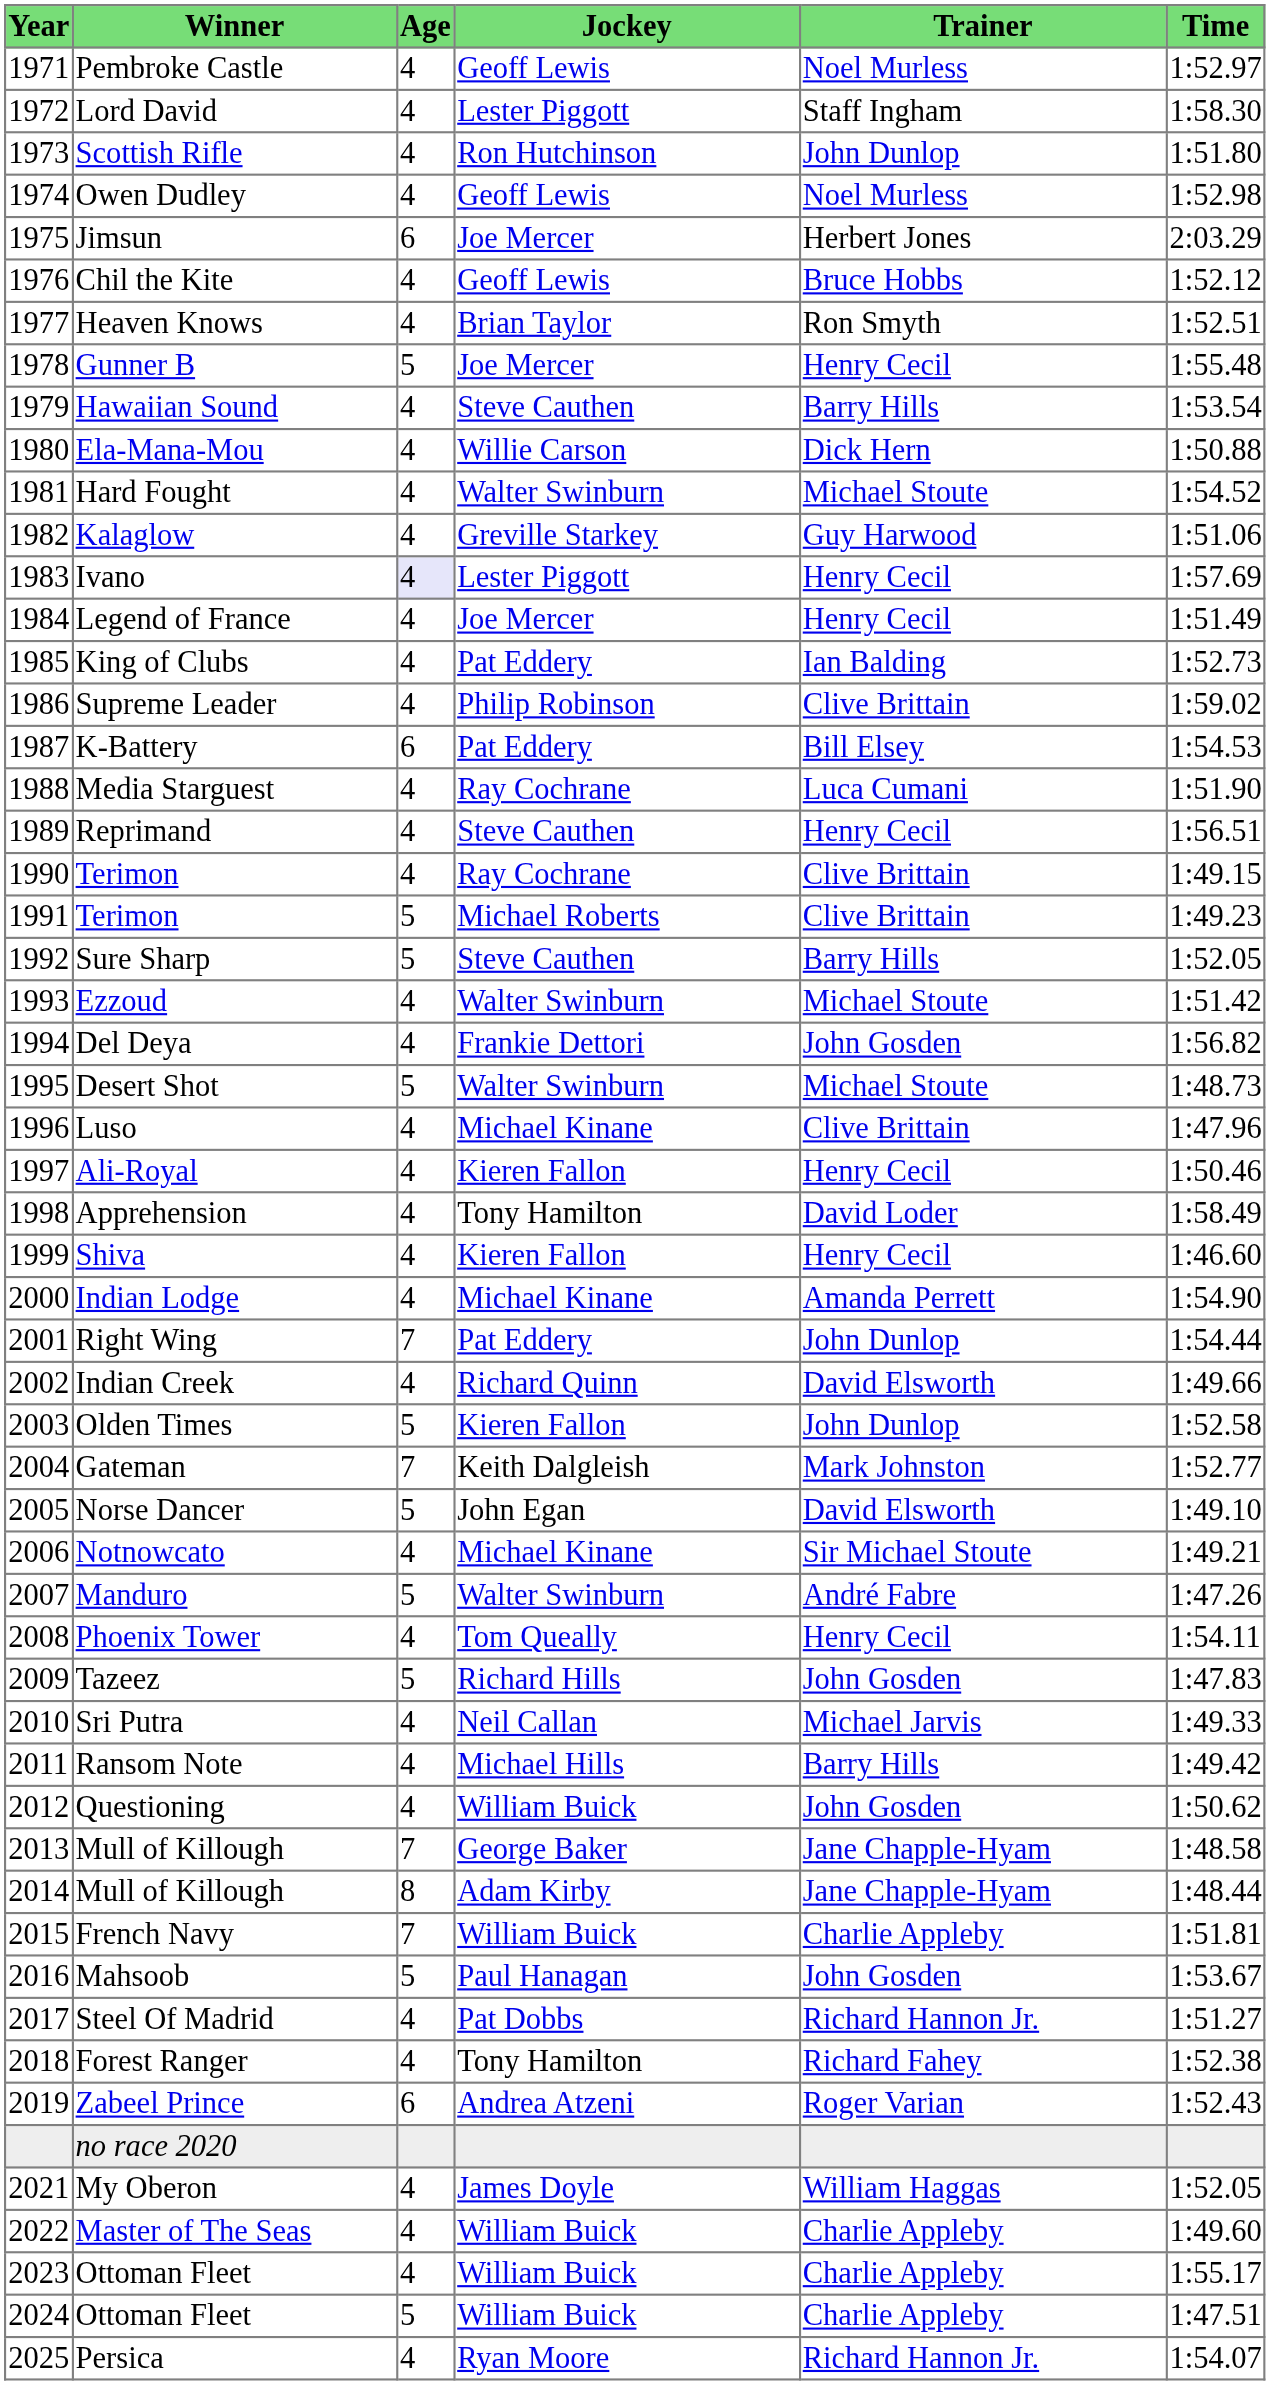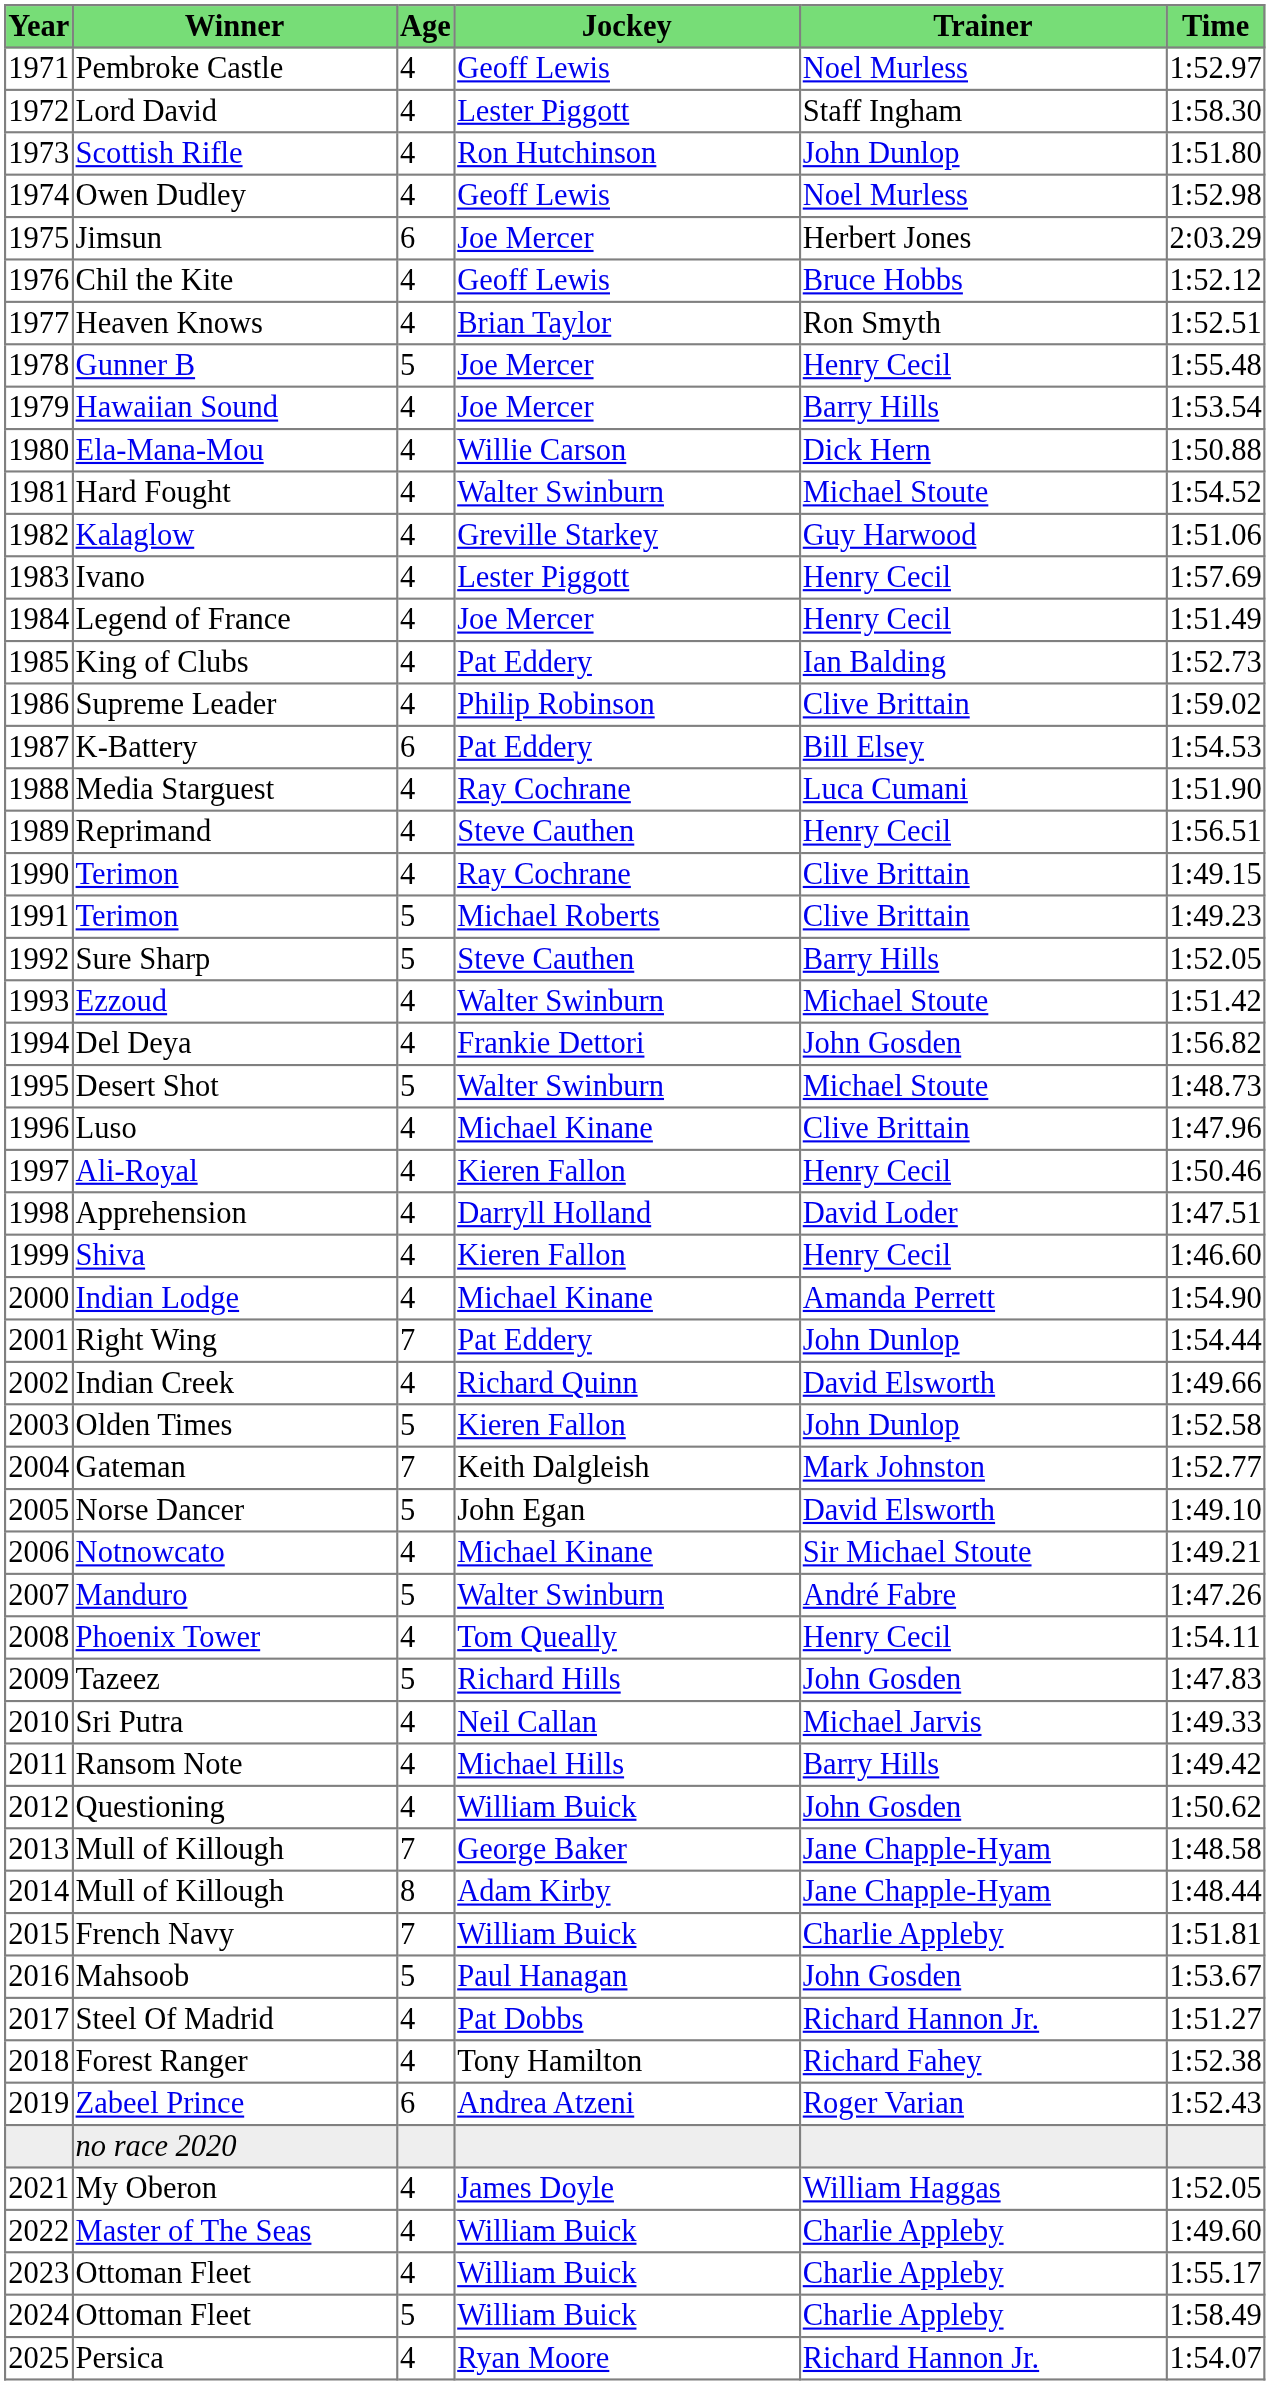(546, 407) Steve Cauthen -> (525, 407) Joe Mercer
(408, 576) lavender background -> (408, 576) no background
(550, 1212) Tony Hamilton -> (554, 1212) Darryll Holland
(1216, 1212) 1:58.49 -> (1216, 1212) 1:47.51
(1216, 2315) 1:47.51 -> (1216, 2315) 1:58.49
